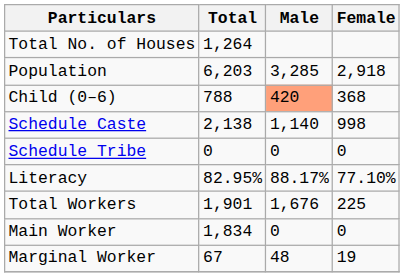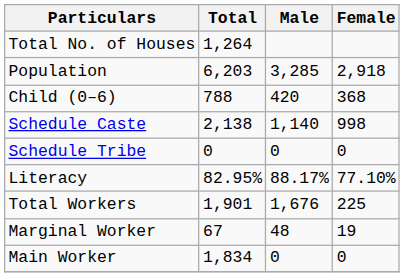(285, 98) lightsalmon background -> (285, 98) no background
rows swapped: (63, 232) <-> (82, 258)
